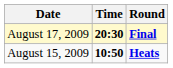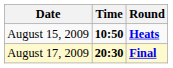rows swapped: (48, 53) <-> (48, 33)
